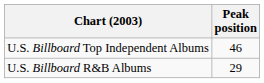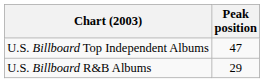(236, 48) 46 -> (236, 48) 47
